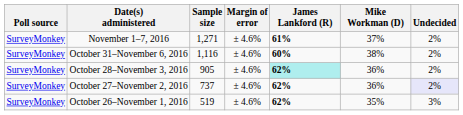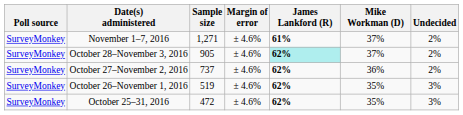- row: (129, 55)
(376, 70) 36% -> (376, 55) 37%
(435, 86) lavender background -> (435, 70) no background
+ row: (129, 102)
